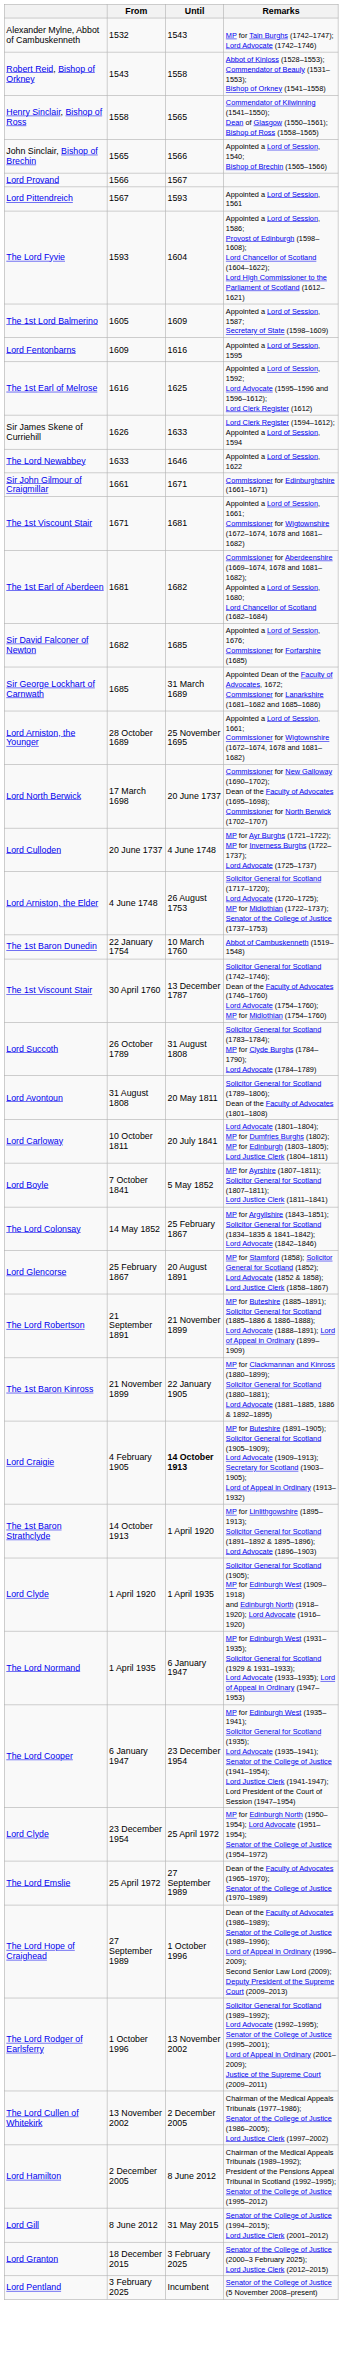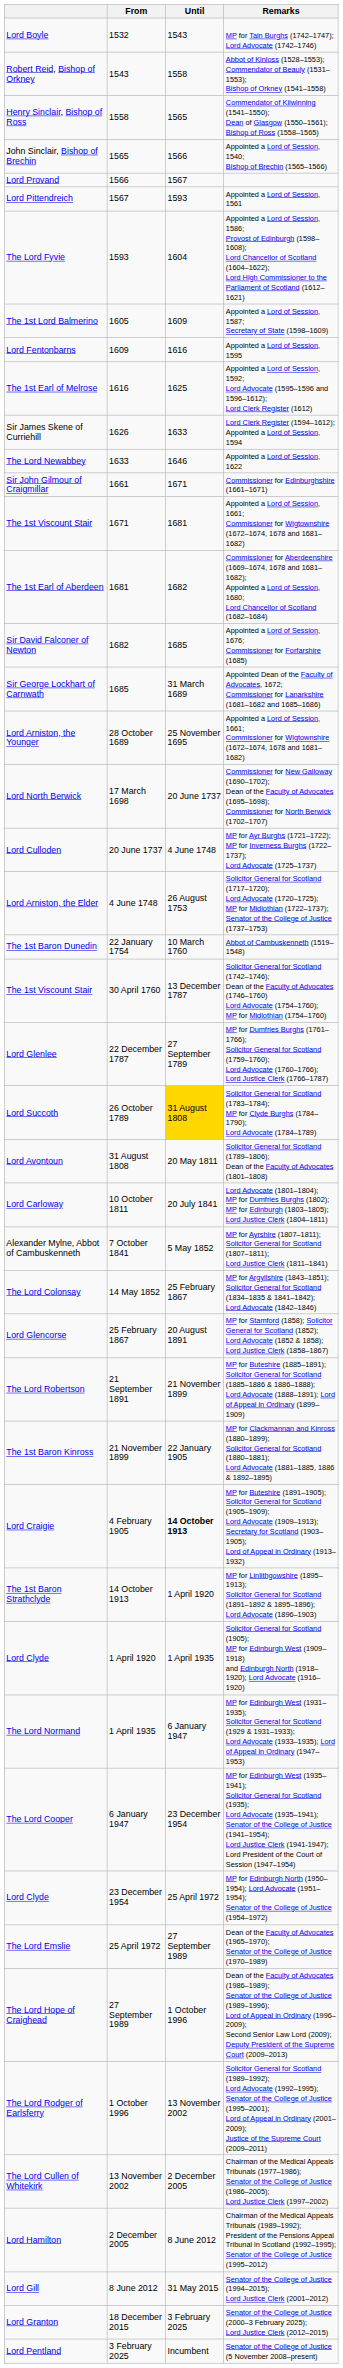(53, 35) Alexander Mylne, Abbot of Cambuskenneth -> (27, 35) Lord Boyle
+ row: (136, 1054)
(187, 1049) no background -> (187, 1112) gold background
(27, 1185) Lord Boyle -> (53, 1248) Alexander Mylne, Abbot of Cambuskenneth
